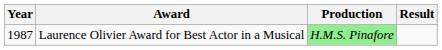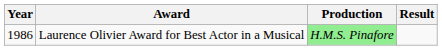(20, 34) 1987 -> (20, 34) 1986
